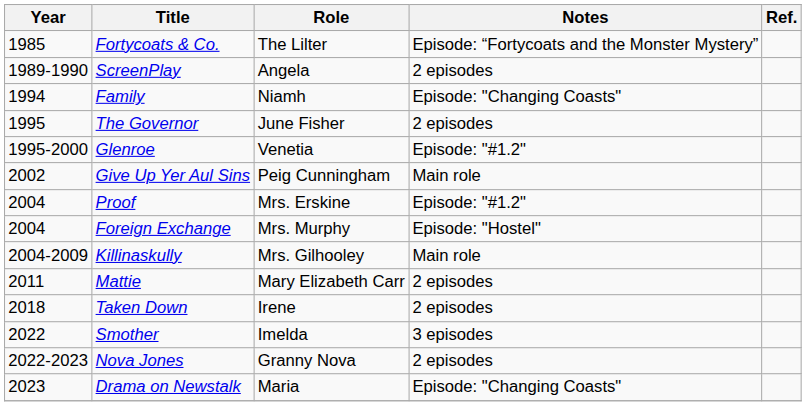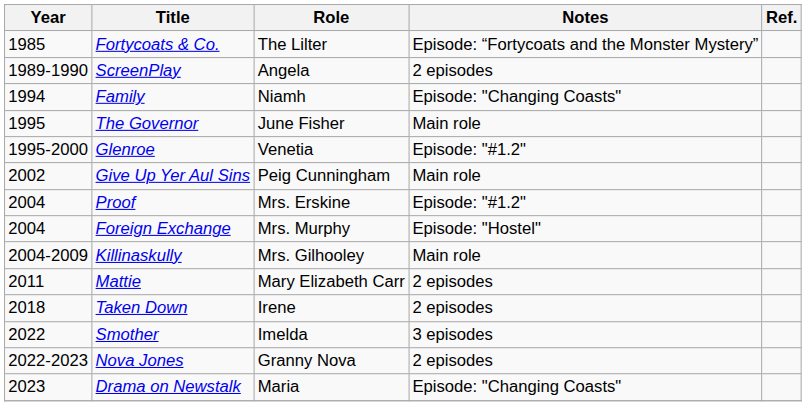(453, 123) 2 episodes -> (447, 123) Main role
